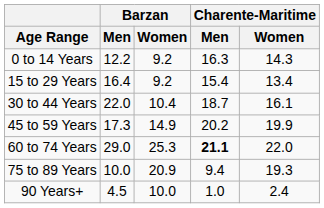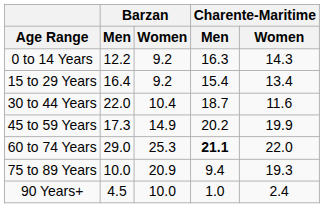(279, 103) 16.1 -> (279, 103) 11.6
